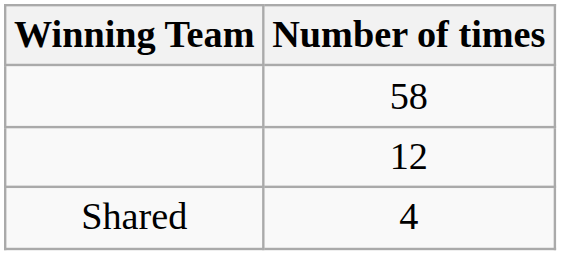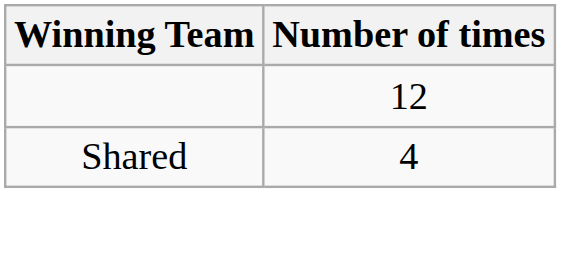- row: (409, 95)
